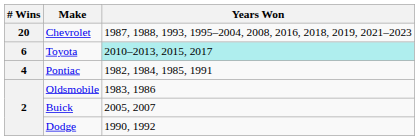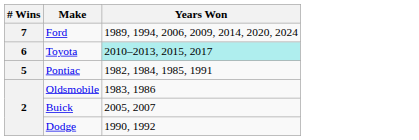- row: (68, 32)
+ row: (57, 32)
(24, 70) 4 -> (24, 70) 5
